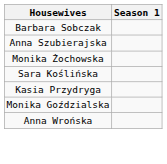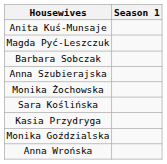+ row: (58, 28)
+ row: (58, 43)
